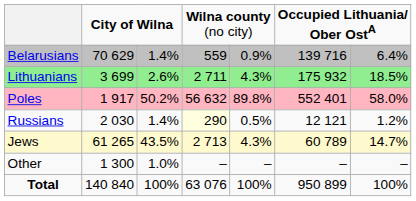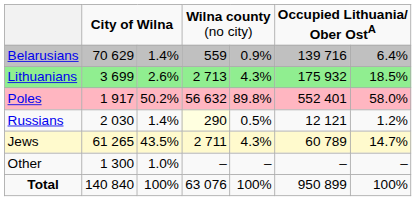(210, 77) 2 711 -> (210, 77) 2 713
(210, 142) 2 713 -> (210, 142) 2 711
